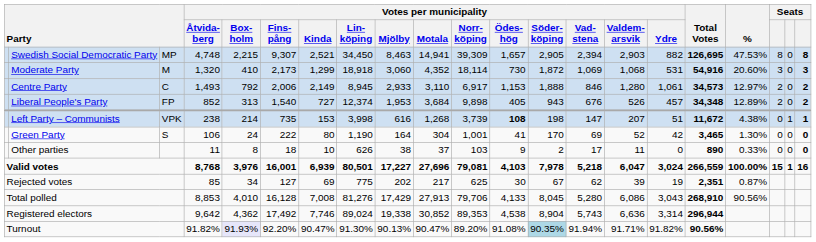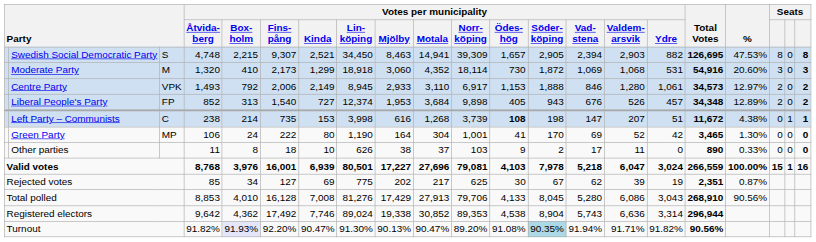(169, 54) MP -> (165, 54) S
(165, 86) C -> (172, 86) VPK
(172, 119) VPK -> (165, 119) C
(165, 134) S -> (169, 134) MP
